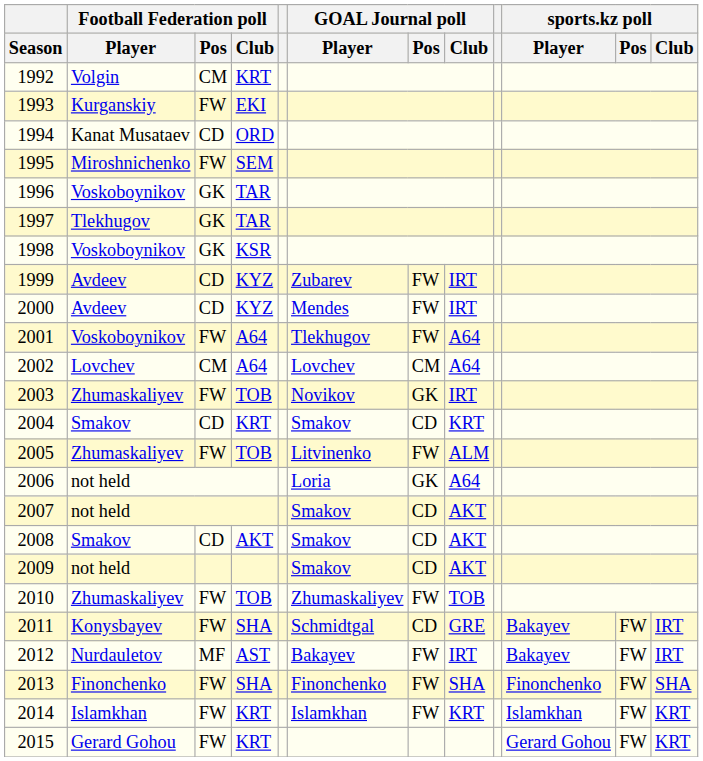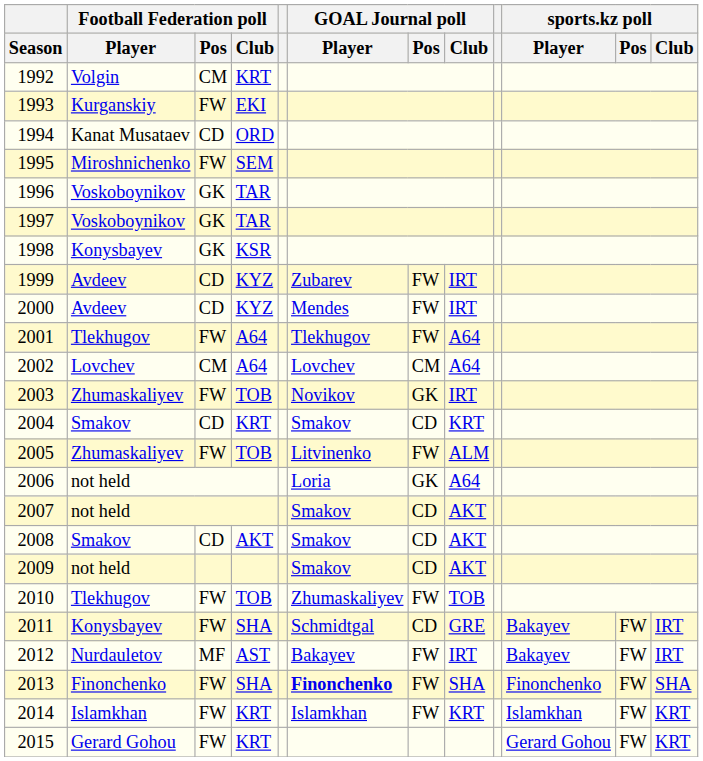(110, 221) Tlekhugov -> (128, 221) Voskoboynikov
(128, 250) Voskoboynikov -> (116, 250) Konysbayev
(128, 337) Voskoboynikov -> (110, 337) Tlekhugov
(127, 597) Zhumaskaliyev -> (110, 597) Tlekhugov
(339, 684) normal -> (342, 684) bold
